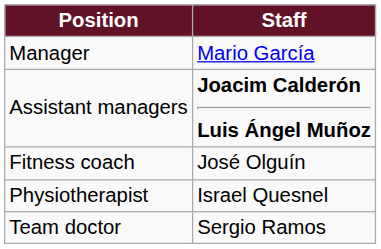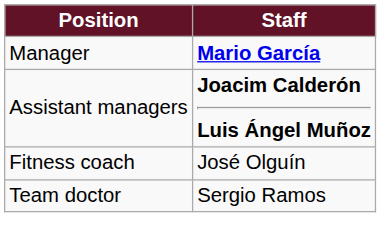(256, 52) normal -> (259, 52) bold
- row: (79, 195)
